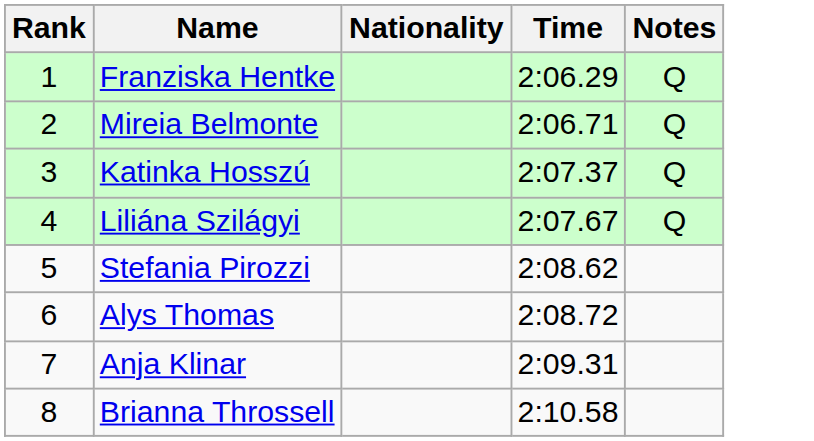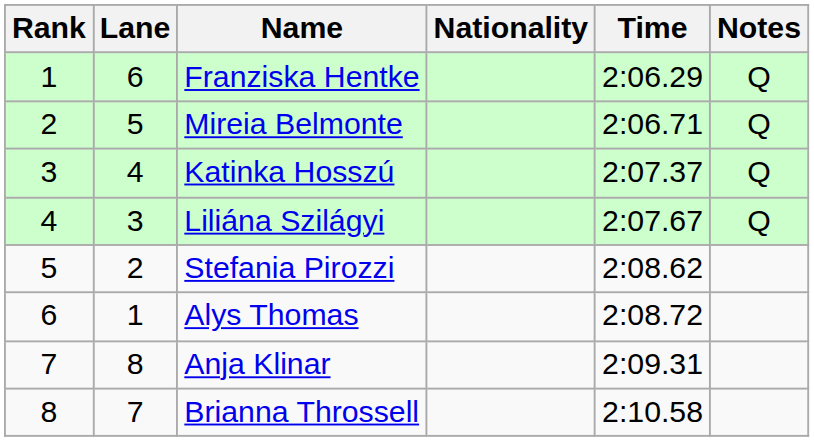+ column: (135, 28)
